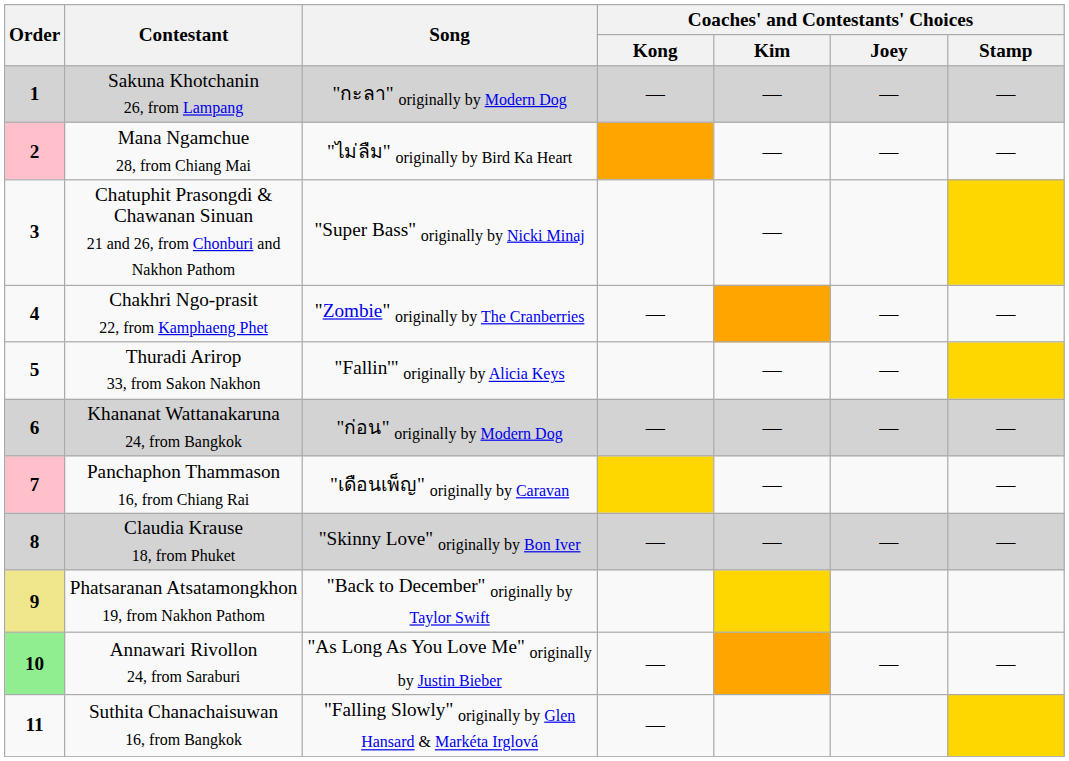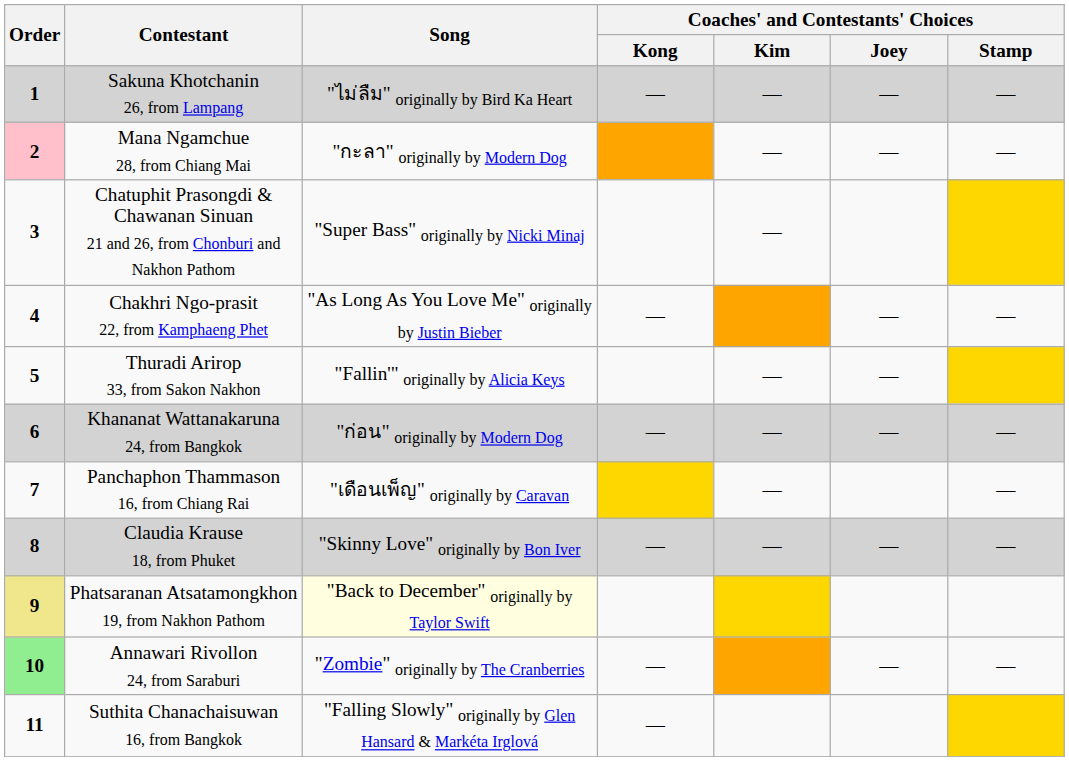(450, 96) "กะลา" originally by Modern Dog -> (450, 96) "ไม่ลืม" originally by Bird Ka Heart
(450, 153) "ไม่ลืม" originally by Bird Ka Heart -> (450, 153) "กะลา" originally by Modern Dog
(450, 313) "Zombie" originally by The Cranberries -> (450, 315) "As Long As You Love Me" originally by Justin Bieber
(35, 484) pink background -> (35, 489) no background
(450, 601) no background -> (450, 606) lightyellow background
(450, 663) "As Long As You Love Me" originally by Justin Bieber -> (450, 665) "Zombie" originally by The Cranberries
